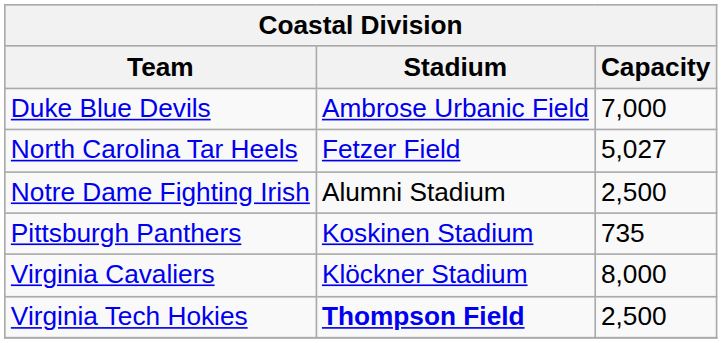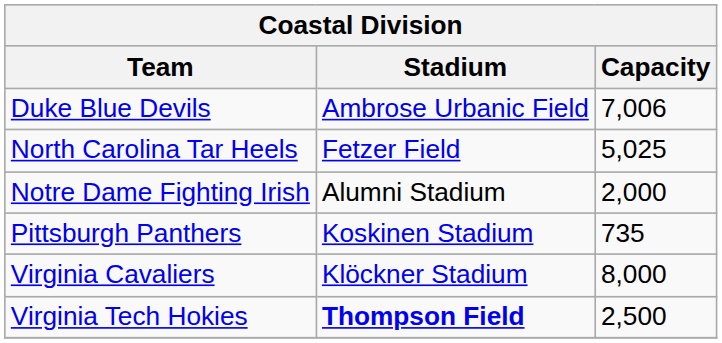(634, 108) 7,000 -> (634, 108) 7,006
(634, 150) 5,027 -> (634, 150) 5,025
(634, 191) 2,500 -> (634, 191) 2,000
